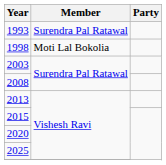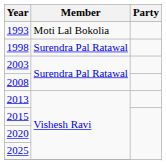(81, 30) Surendra Pal Ratawal -> (71, 30) Moti Lal Bokolia
(71, 47) Moti Lal Bokolia -> (81, 47) Surendra Pal Ratawal
